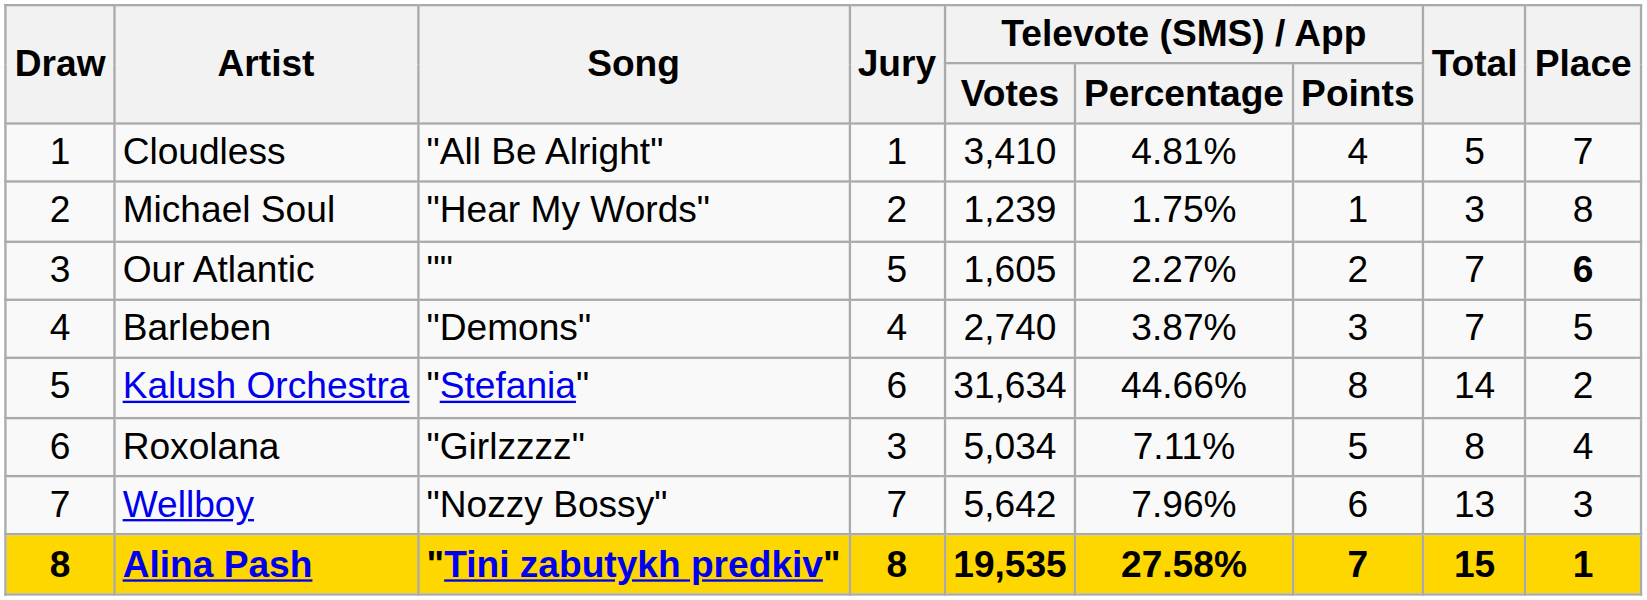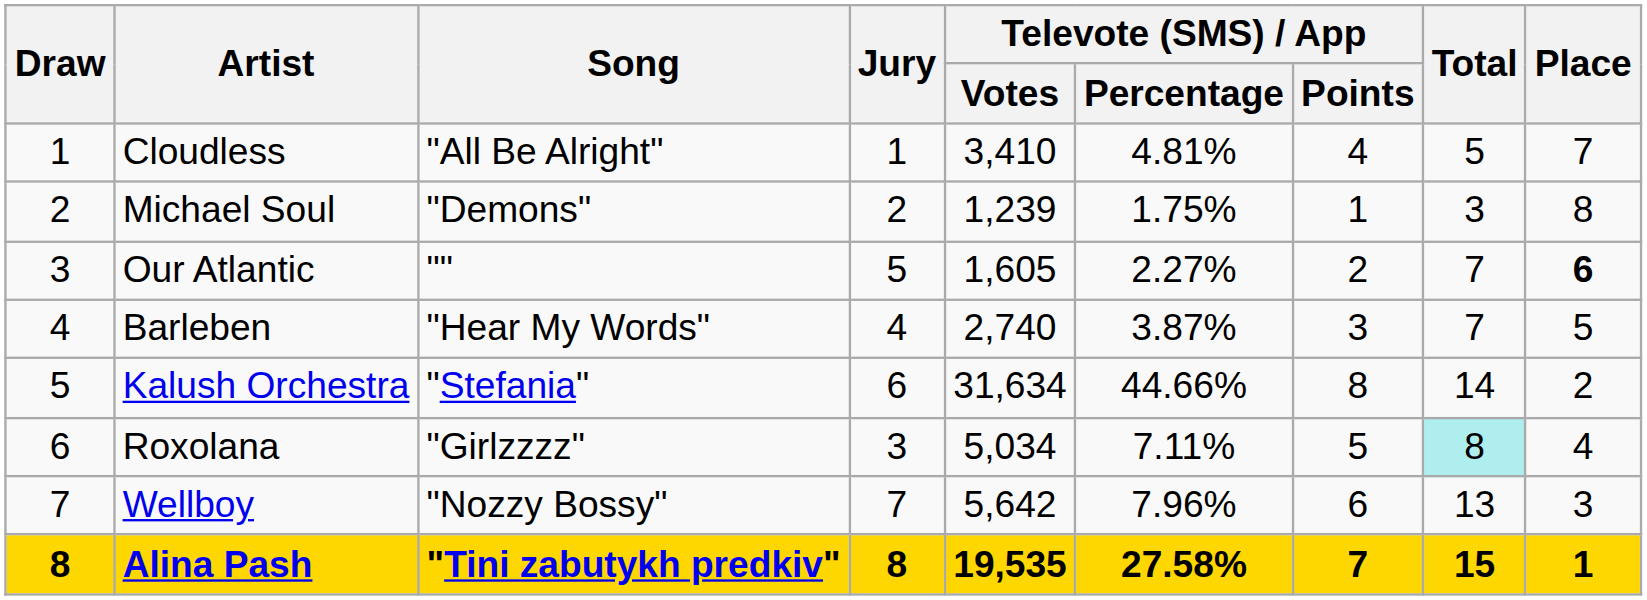(568, 210) "Hear My Words" -> (509, 210) "Demons"
(509, 328) "Demons" -> (568, 328) "Hear My Words"
(1475, 446) no background -> (1475, 446) paleturquoise background
